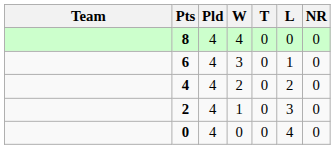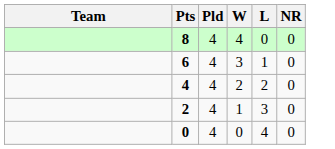- column: (264, 16)
